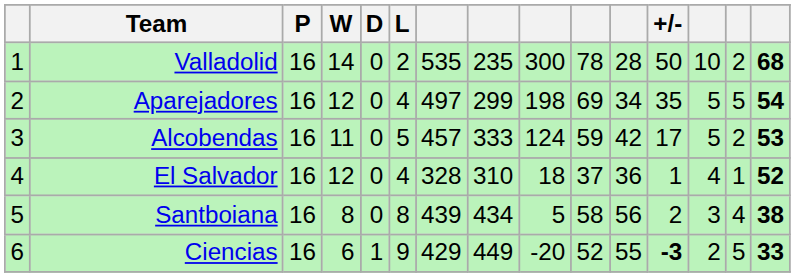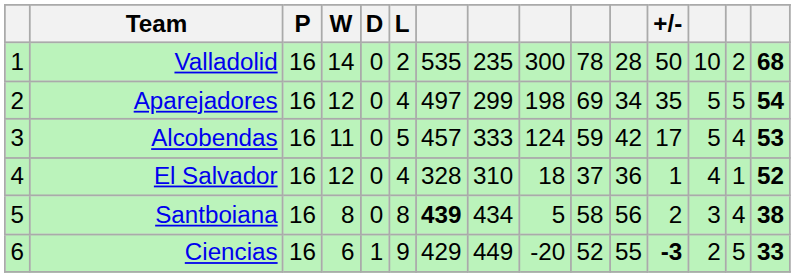(739, 138) 2 -> (739, 138) 4
(441, 214) normal -> (441, 214) bold
